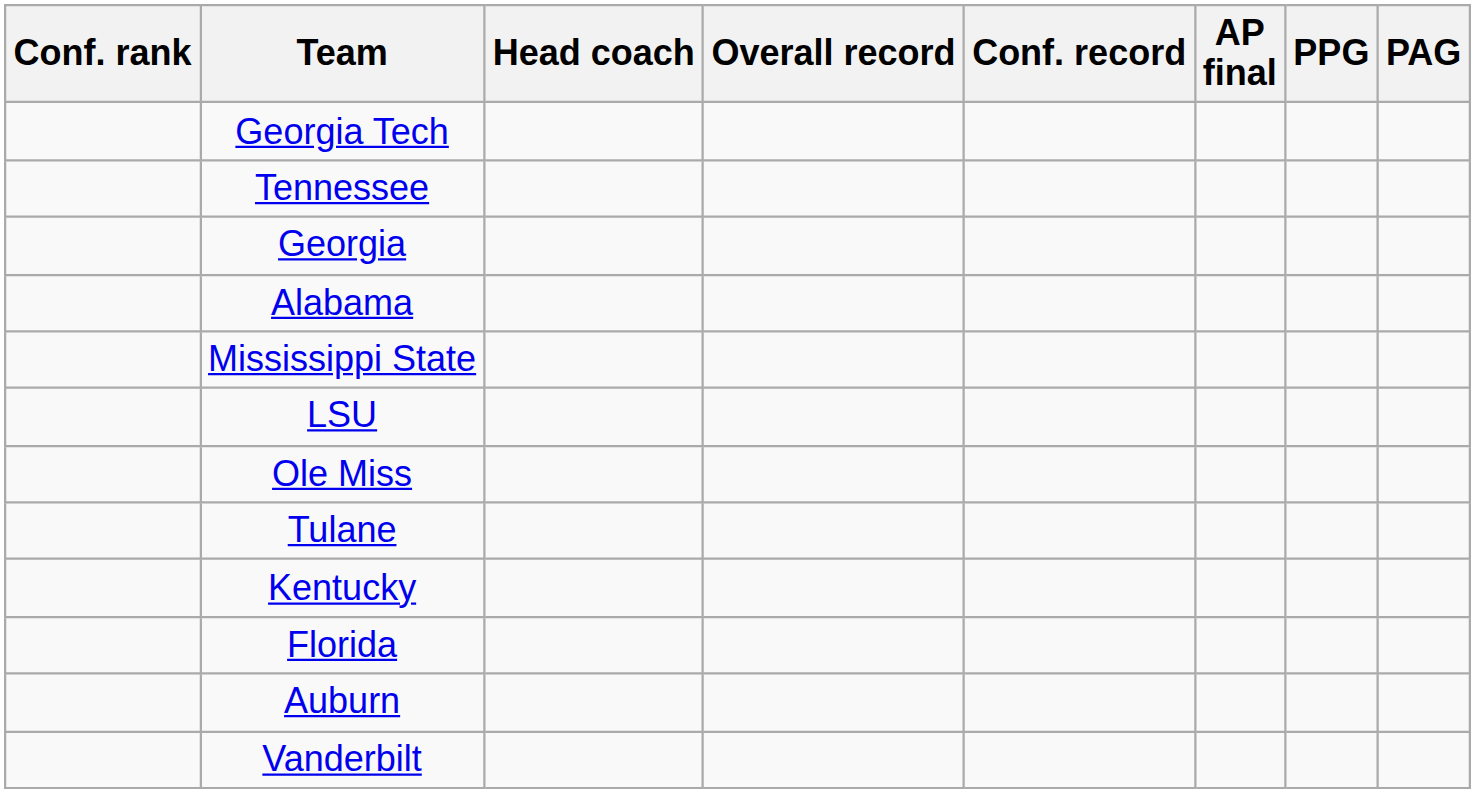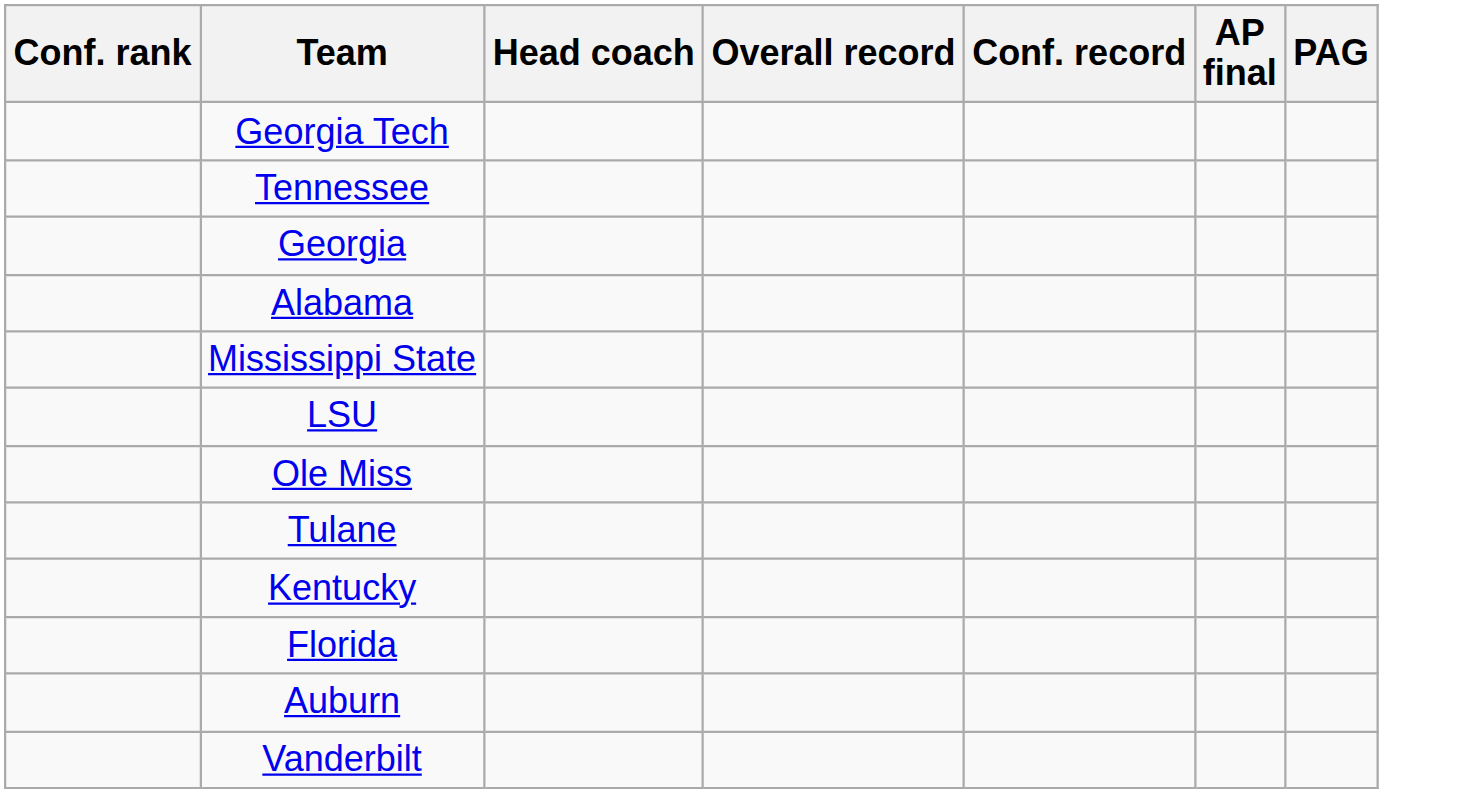- column: (1331, 53)
